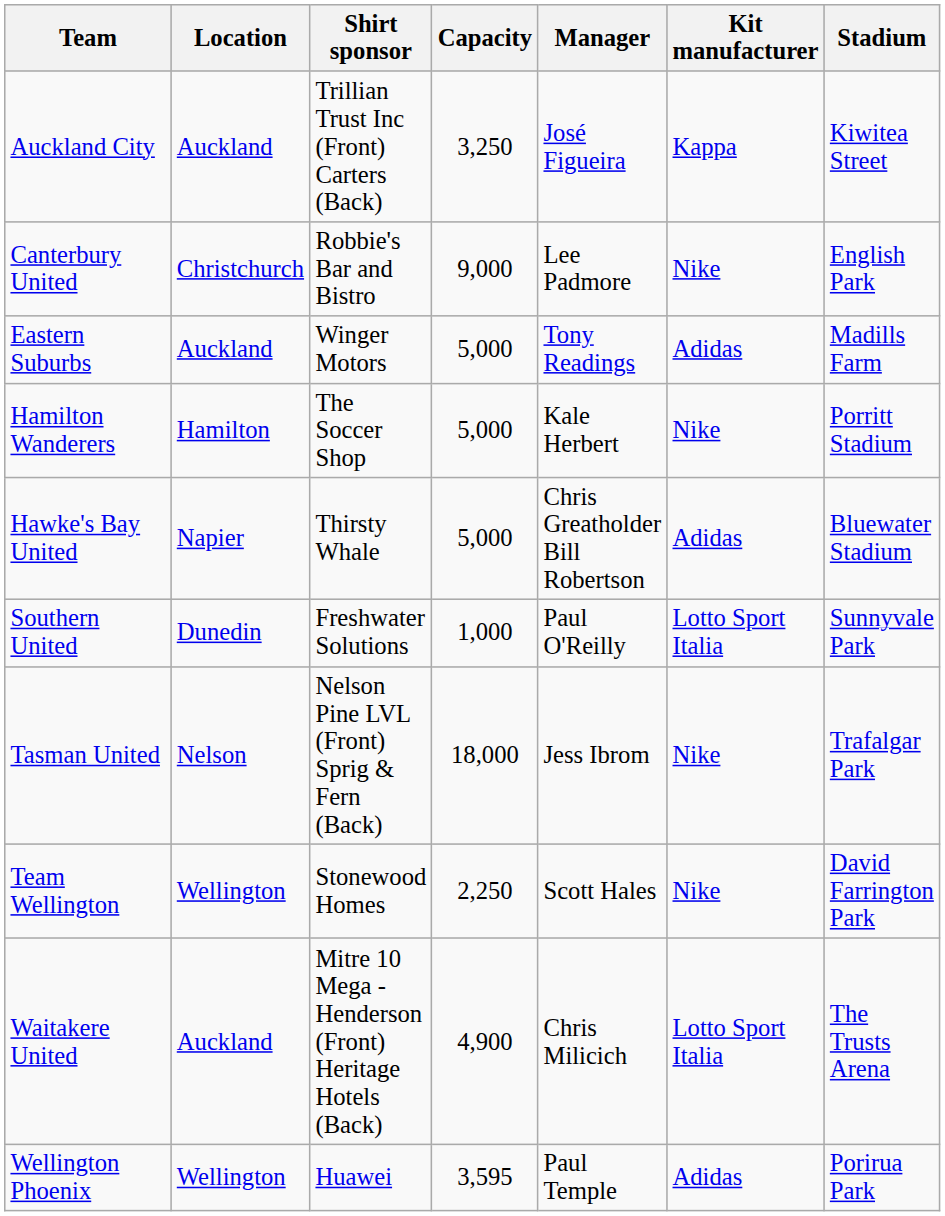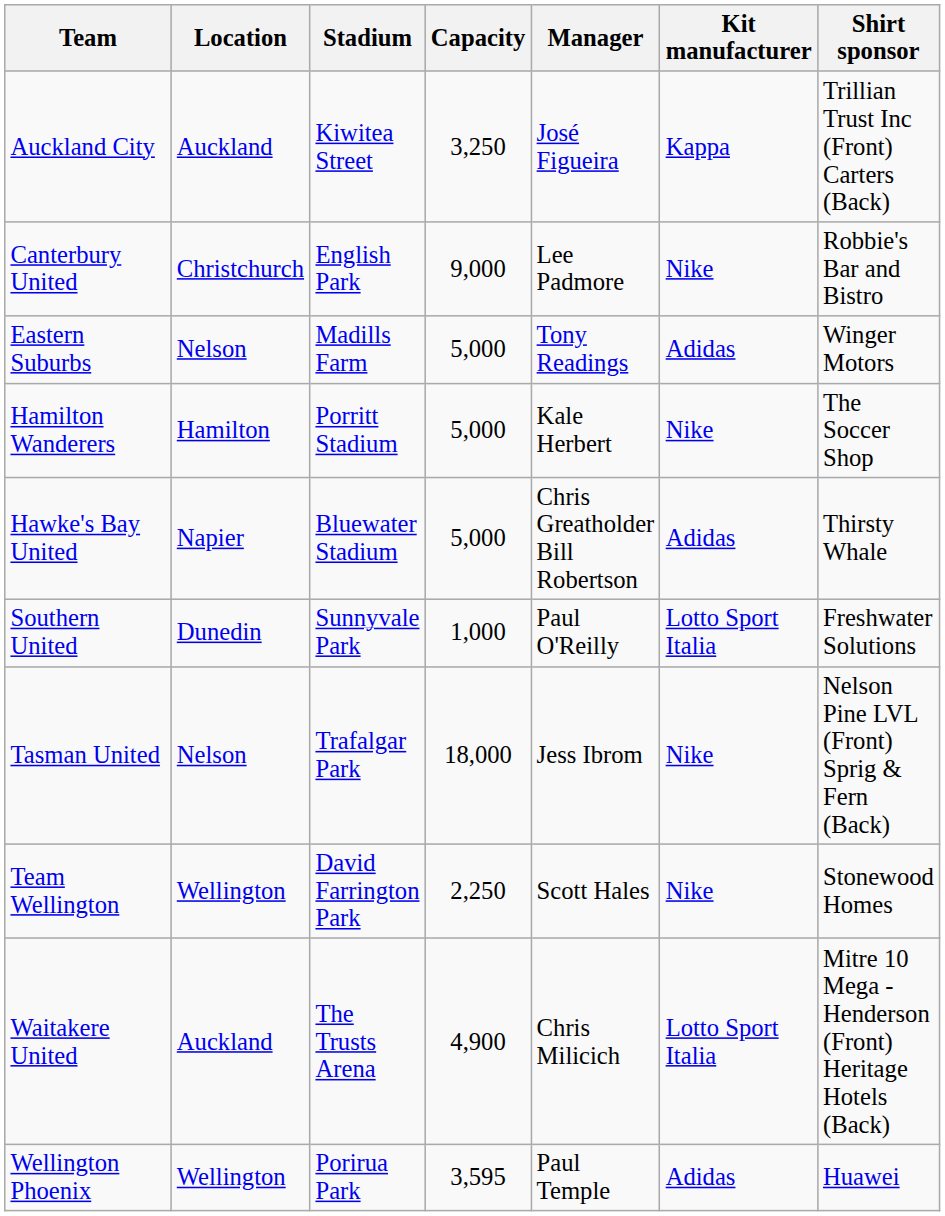columns swapped: (882, 37) <-> (371, 37)
(225, 349) Auckland -> (212, 349) Nelson
